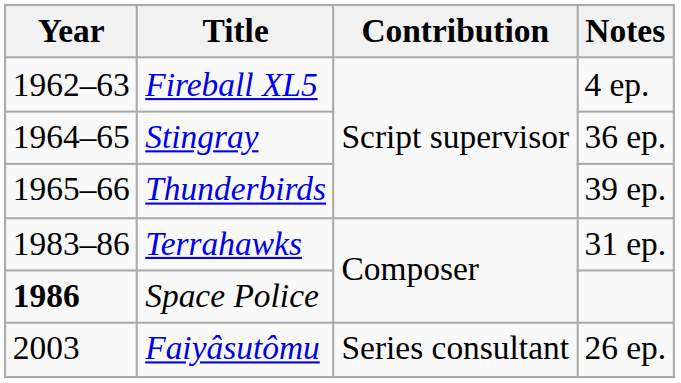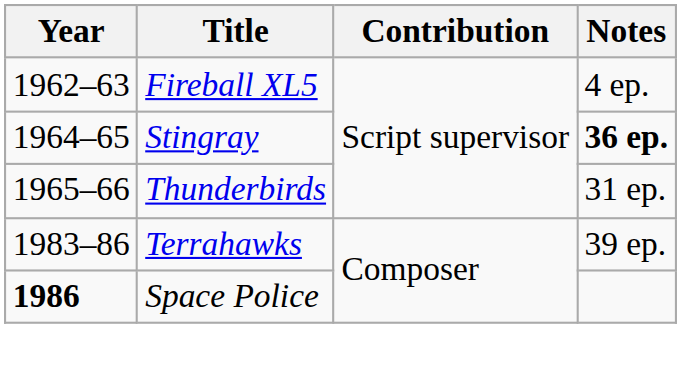(625, 137) normal -> (626, 137) bold
(625, 190) 39 ep. -> (625, 190) 31 ep.
(625, 243) 31 ep. -> (625, 243) 39 ep.
- row: (233, 349)
